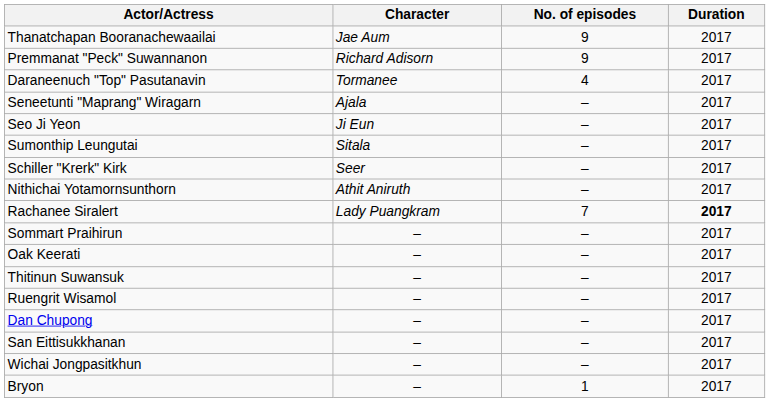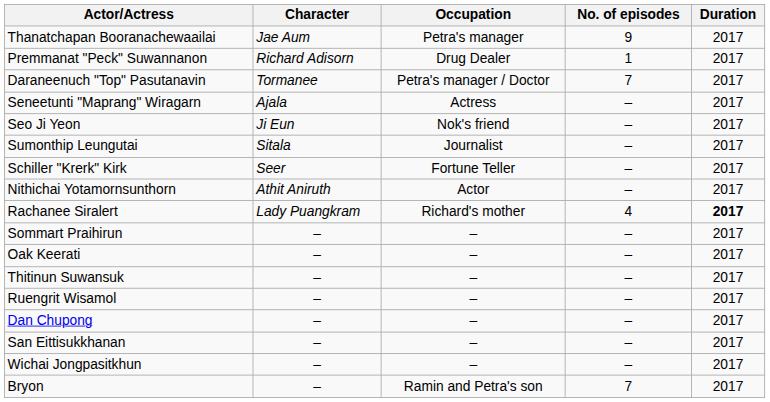+ column: (473, 15)
(585, 59) 9 -> (628, 59) 1
(585, 80) 4 -> (628, 80) 7
(585, 211) 7 -> (628, 211) 4
(585, 386) 1 -> (628, 386) 7
